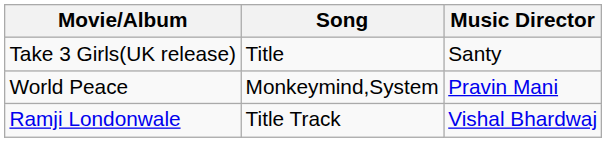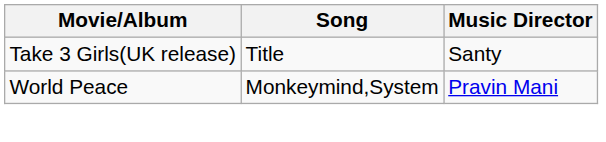- row: (95, 119)
